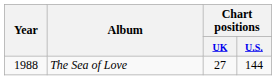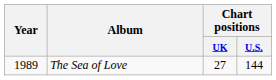(26, 65) 1988 -> (26, 65) 1989
